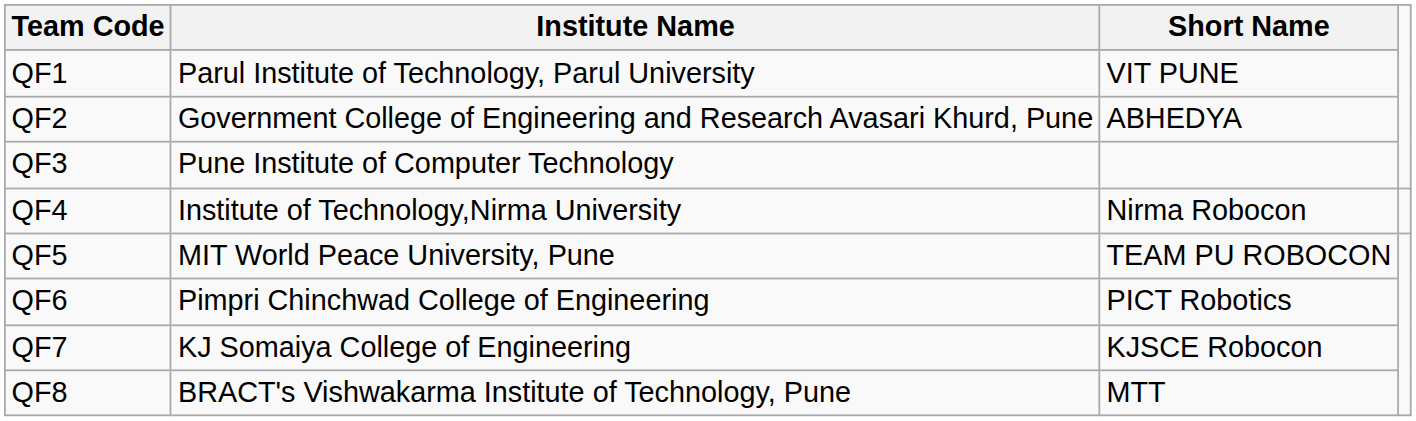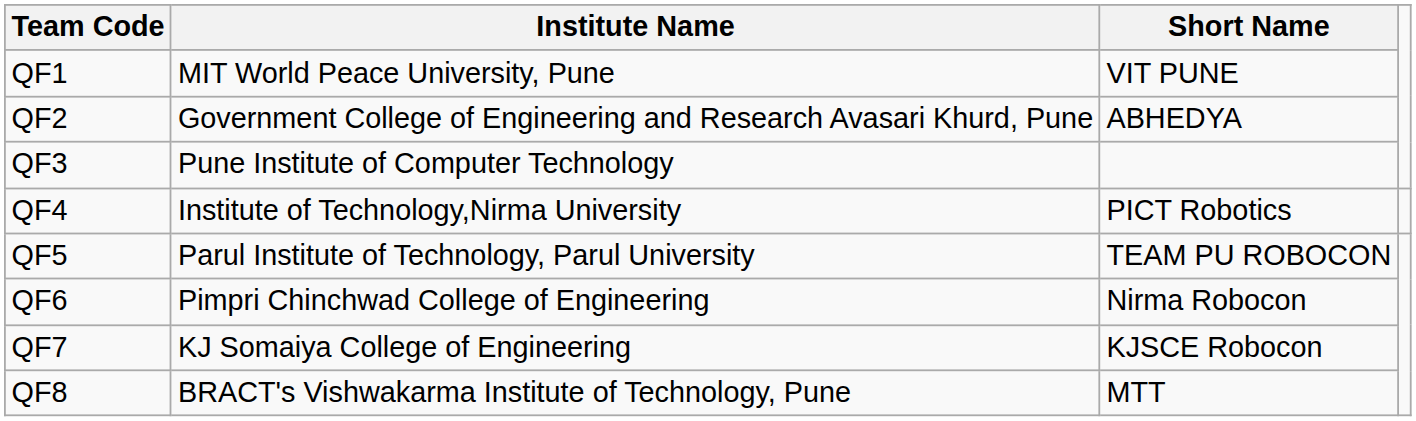(466, 73) Parul Institute of Technology, Parul University -> (396, 73) MIT World Peace University, Pune
(1206, 210) Nirma Robocon -> (1199, 210) PICT Robotics
(396, 255) MIT World Peace University, Pune -> (466, 255) Parul Institute of Technology, Parul University
(1199, 301) PICT Robotics -> (1206, 301) Nirma Robocon
